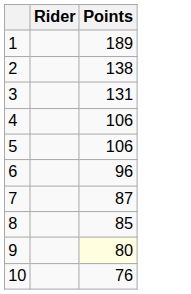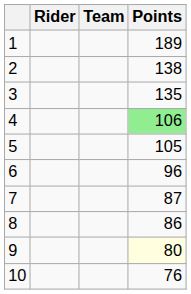+ column: (104, 17)
(119, 95) 131 -> (168, 95) 135
(119, 120) no background -> (168, 120) lightgreen background
(119, 146) 106 -> (168, 146) 105
(124, 224) 85 -> (173, 224) 86
